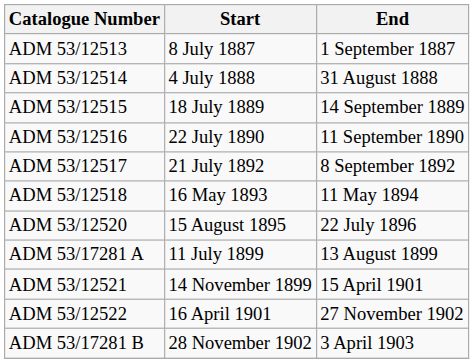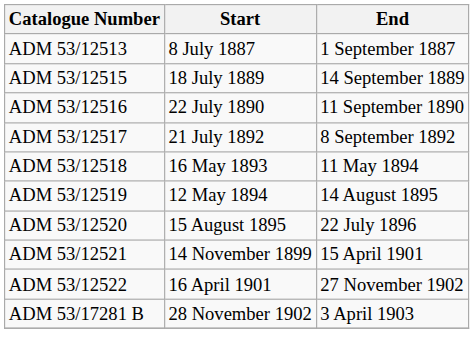- row: (68, 78)
+ row: (68, 195)
- row: (76, 254)
